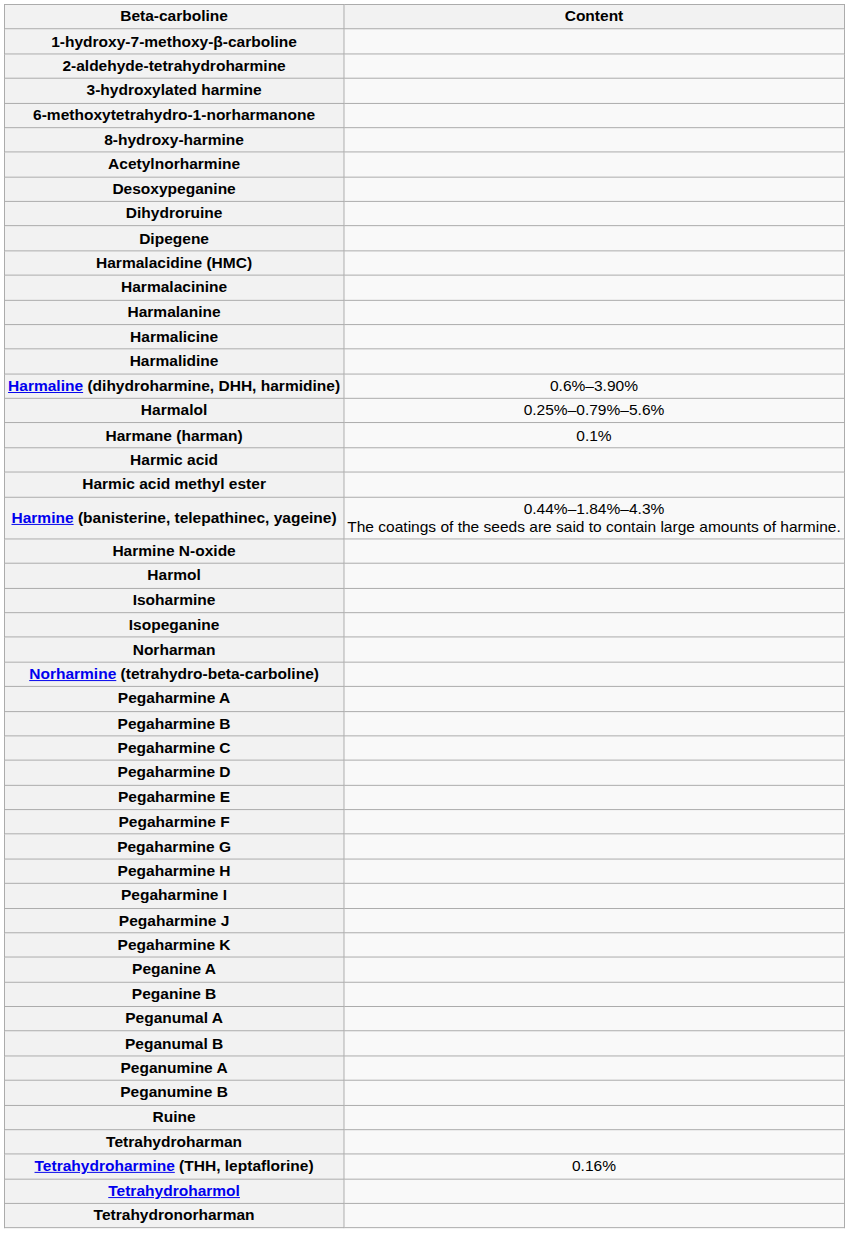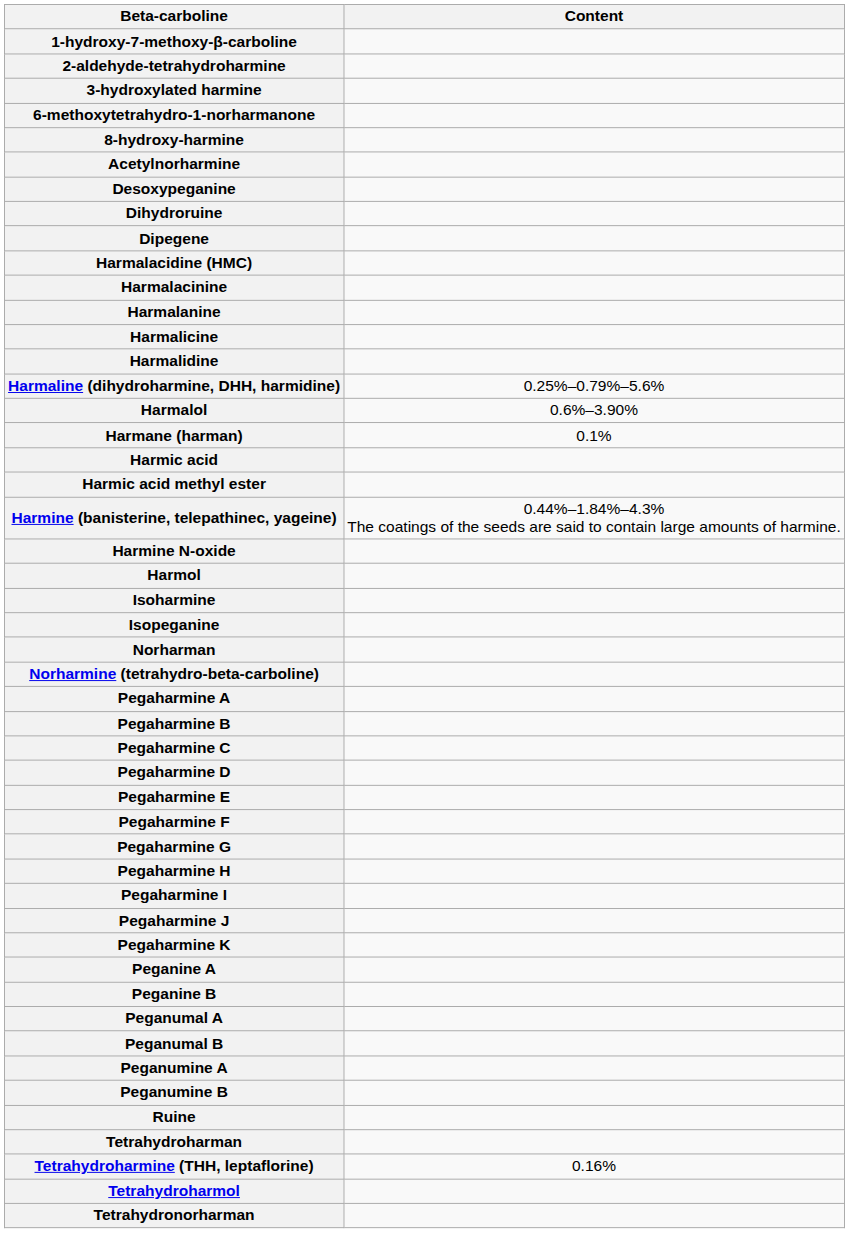(594, 386) 0.6%–3.90% -> (594, 386) 0.25%–0.79%–5.6%
(594, 410) 0.25%–0.79%–5.6% -> (594, 410) 0.6%–3.90%
